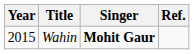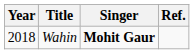(22, 37) 2015 -> (22, 37) 2018
